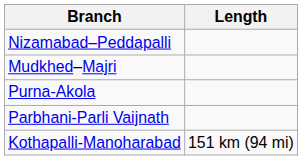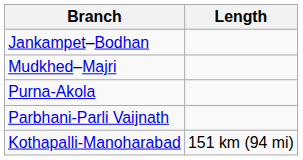- row: (90, 42)
+ row: (79, 42)
